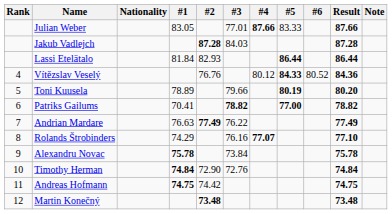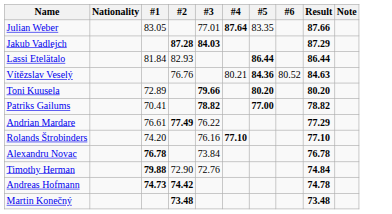- column: (18, 12)
(263, 28) 87.66 -> (236, 28) 87.64
(290, 28) 83.33 -> (263, 28) 83.35
(237, 43) normal -> (209, 43) bold
(346, 43) 87.28 -> (319, 43) 87.29
(263, 75) 80.12 -> (236, 75) 80.21
(290, 75) 84.33 -> (263, 75) 84.36
(346, 75) 84.36 -> (319, 75) 84.63
(183, 91) 78.89 -> (155, 91) 72.89
(237, 91) normal -> (209, 91) bold
(290, 91) 80.19 -> (263, 91) 80.20
(183, 122) 76.63 -> (155, 122) 76.61
(346, 122) 77.49 -> (319, 122) 77.29
(183, 138) 74.29 -> (155, 138) 74.20
(263, 138) 77.07 -> (236, 138) 77.10
(183, 153) 75.78 -> (155, 153) 76.78
(346, 153) 75.78 -> (319, 153) 76.78
(183, 169) 74.84 -> (155, 169) 79.88
(183, 185) 74.75 -> (155, 185) 74.73
(210, 185) normal -> (182, 185) bold
(346, 185) 74.75 -> (319, 185) 74.78
